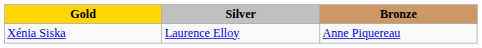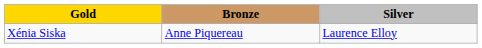columns swapped: (241, 14) <-> (398, 14)
